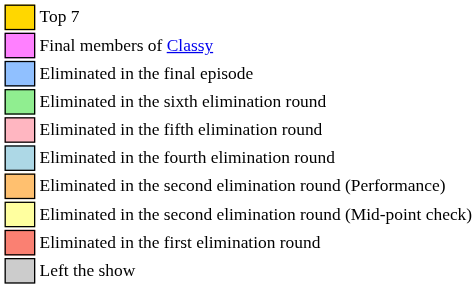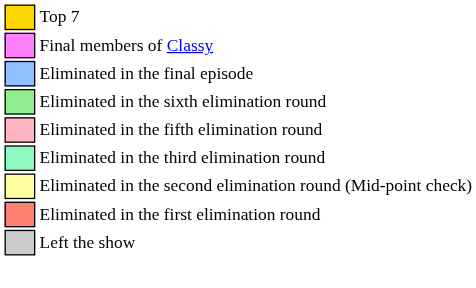- row: (187, 158)
+ row: (182, 158)
- row: (243, 186)
